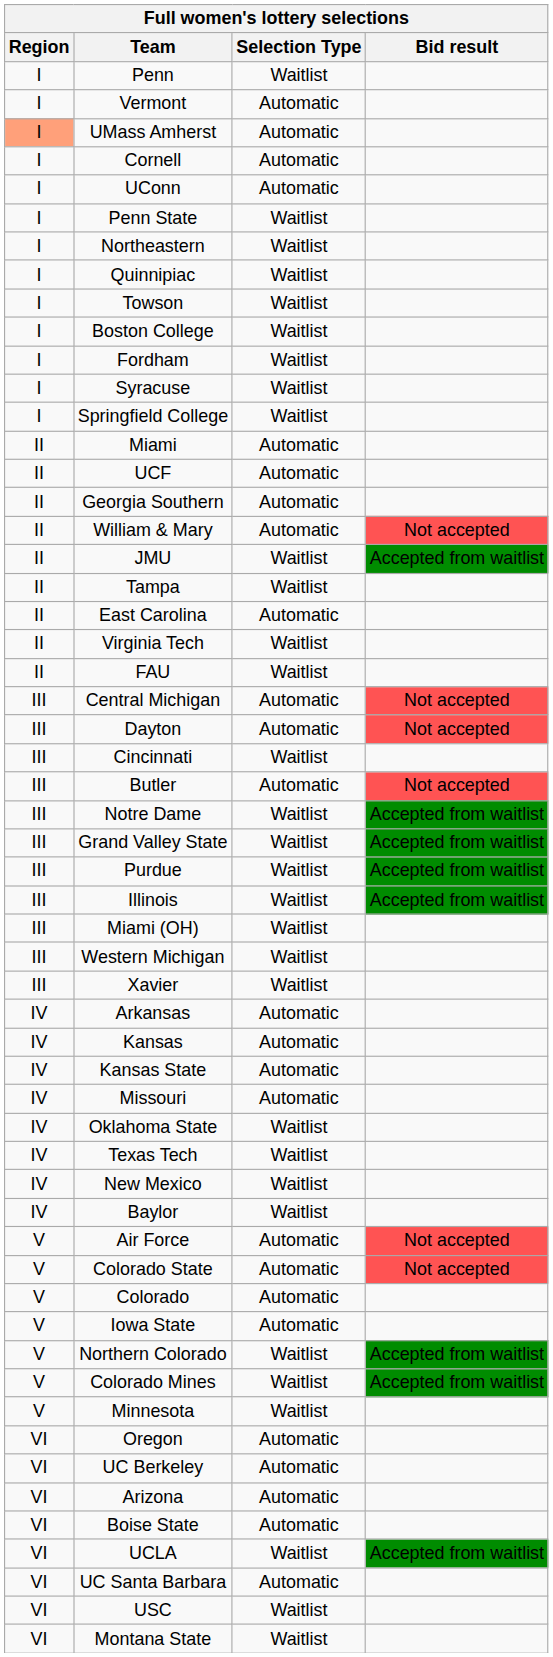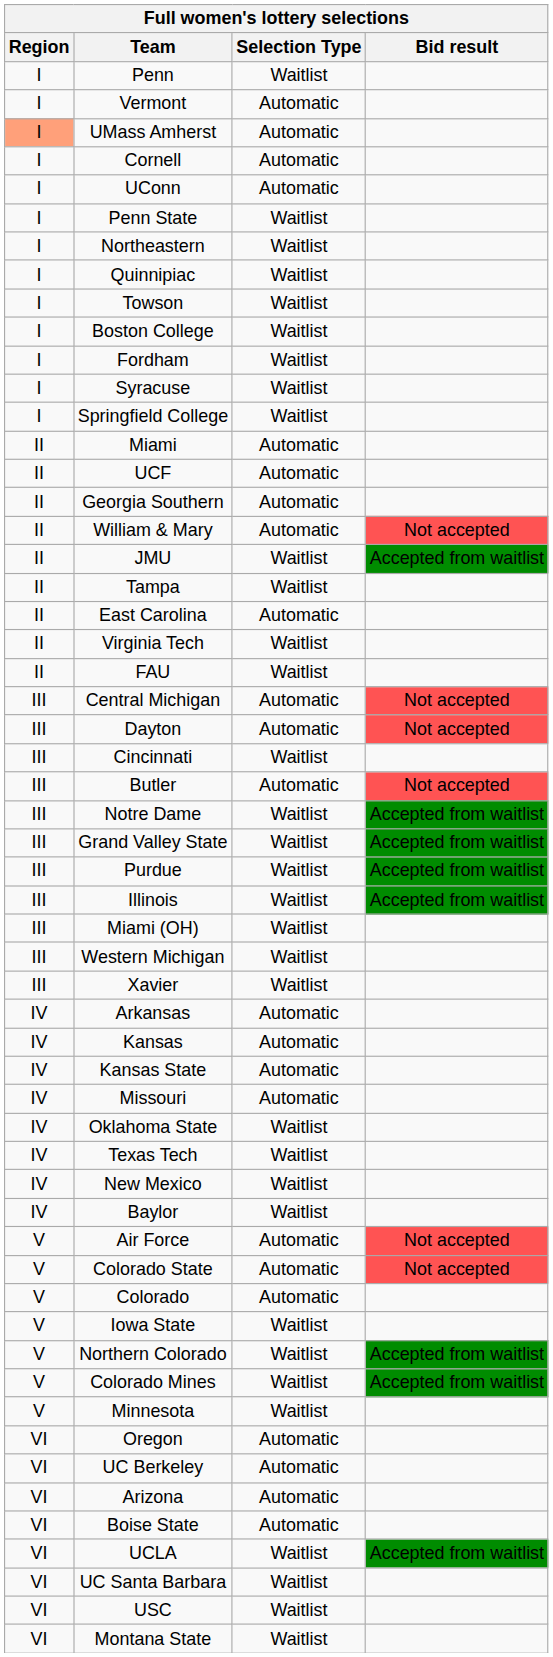(299, 1326) Automatic -> (299, 1326) Waitlist
(299, 1581) Automatic -> (299, 1581) Waitlist
